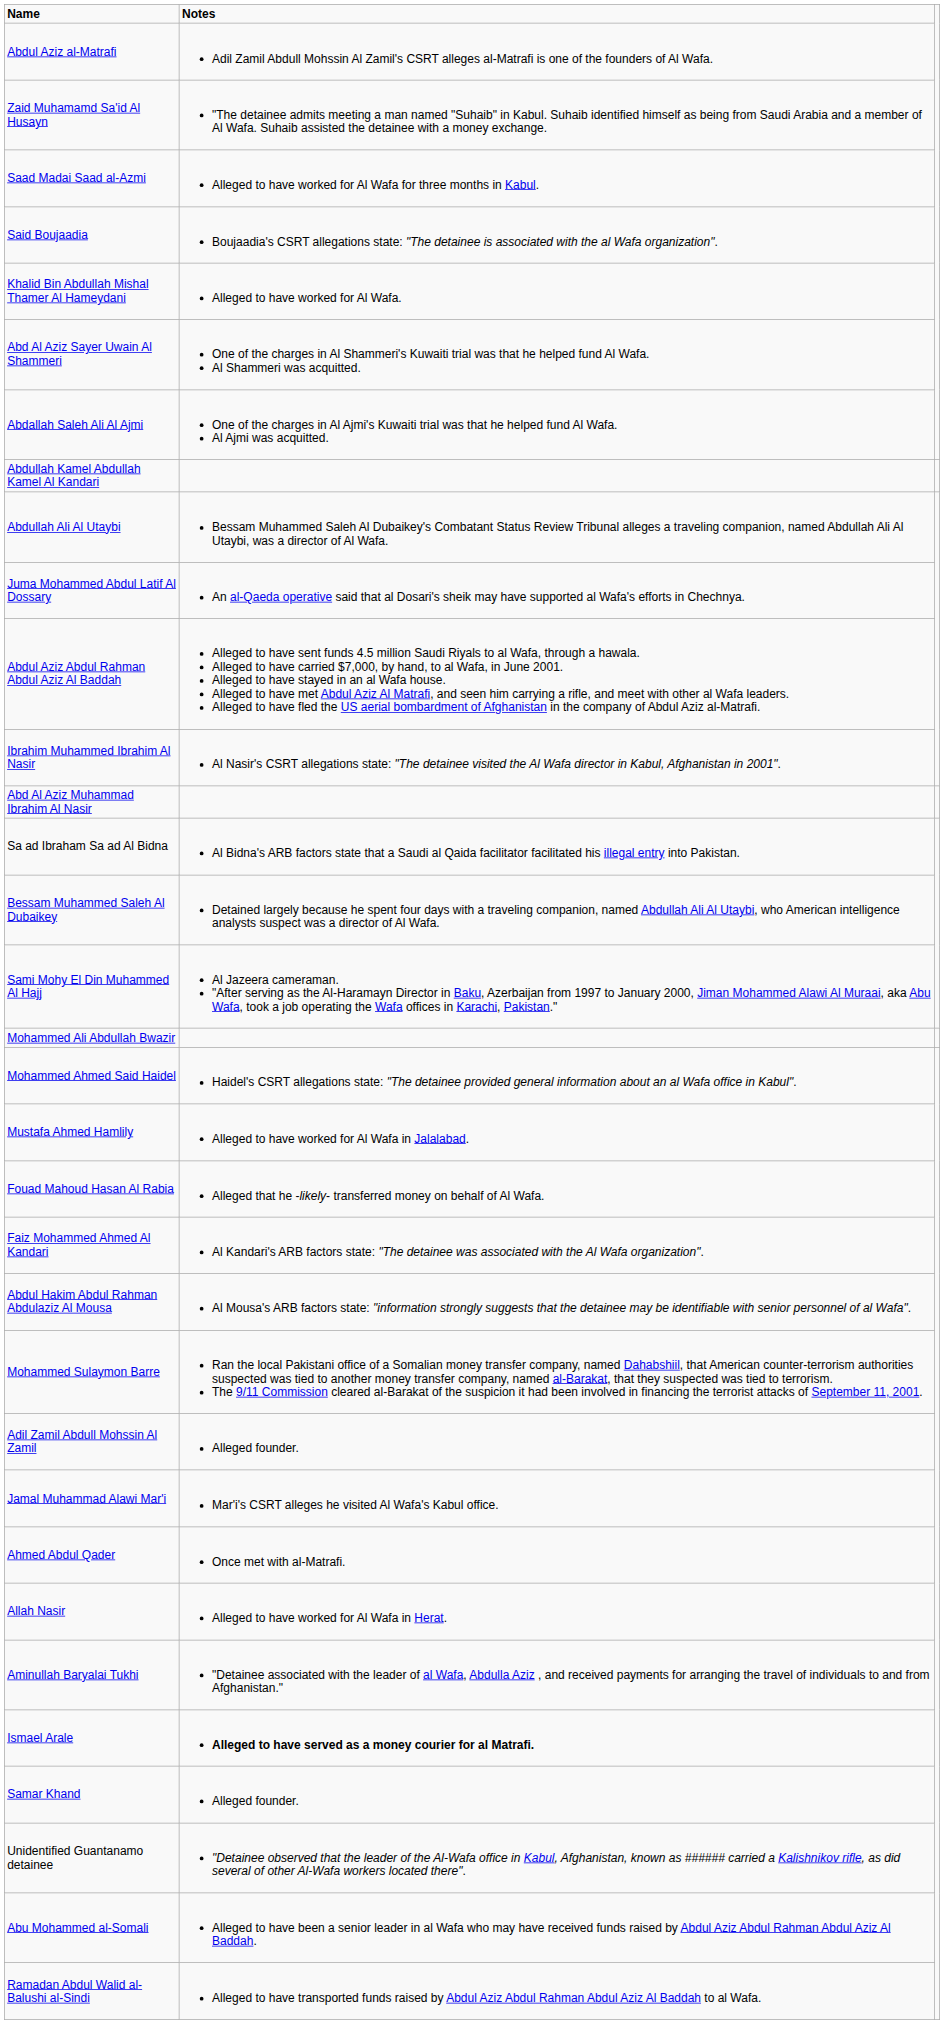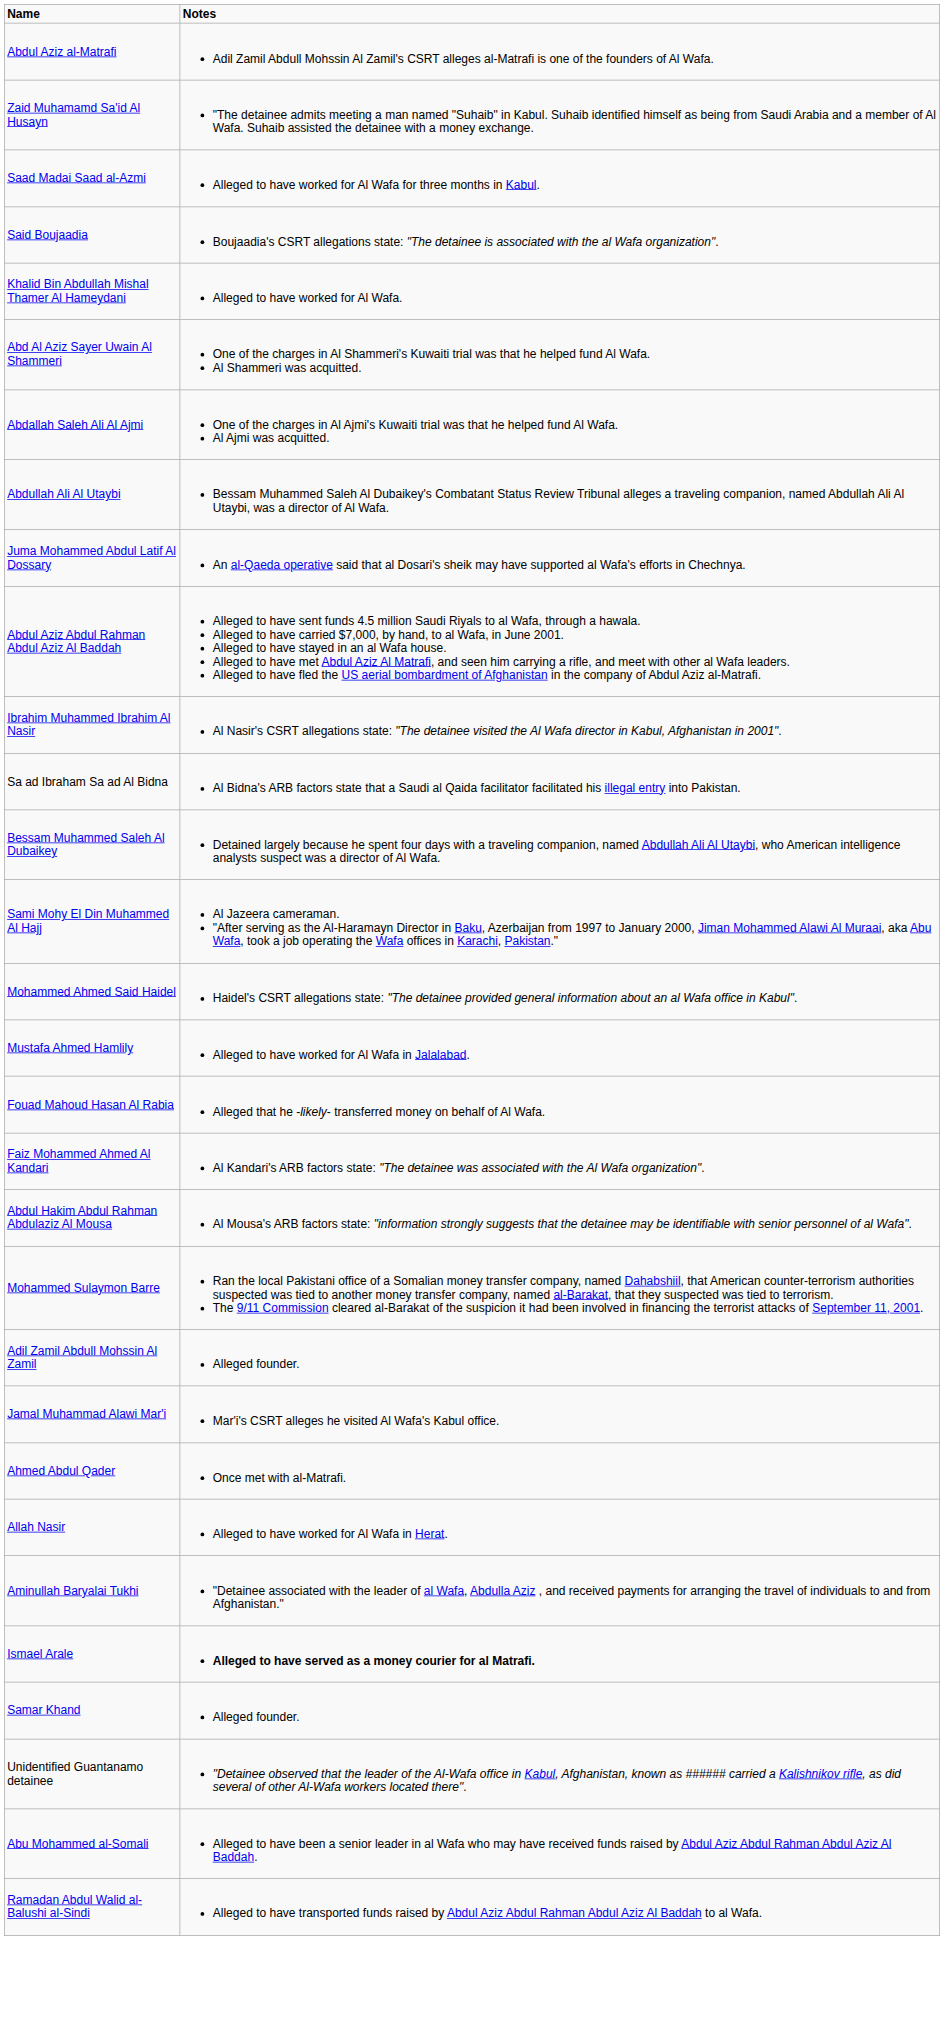- row: (74, 476)
- row: (71, 802)
- row: (91, 1038)
